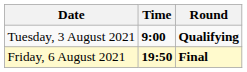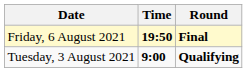rows swapped: (71, 36) <-> (66, 57)
